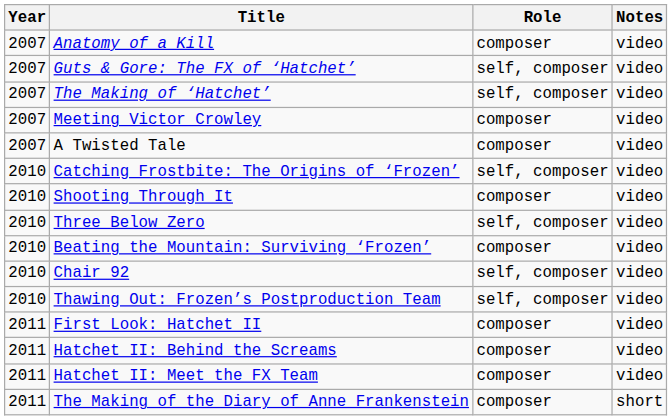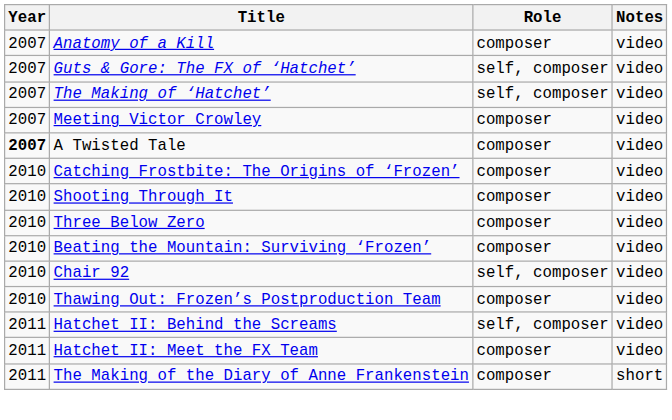(27, 146) normal -> (27, 146) bold
(543, 171) self, composer -> (514, 171) composer
(543, 223) self, composer -> (514, 223) composer
(543, 299) self, composer -> (514, 299) composer
- row: (157, 325)
(514, 351) composer -> (543, 325) self, composer
